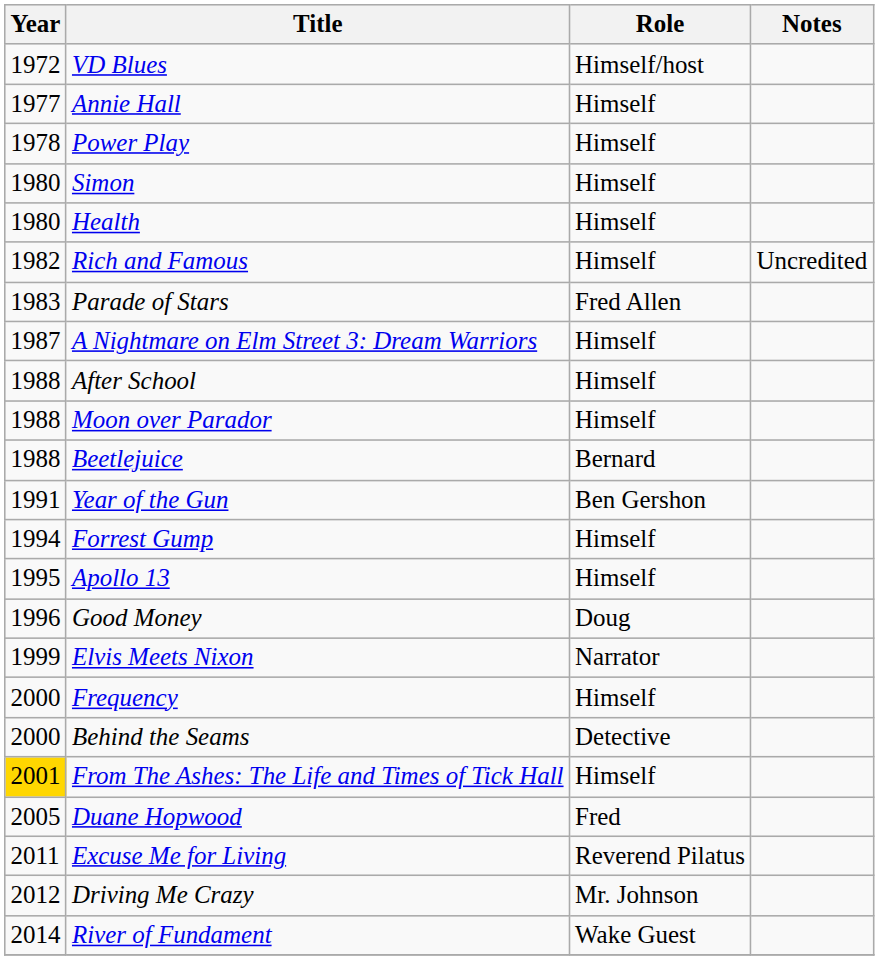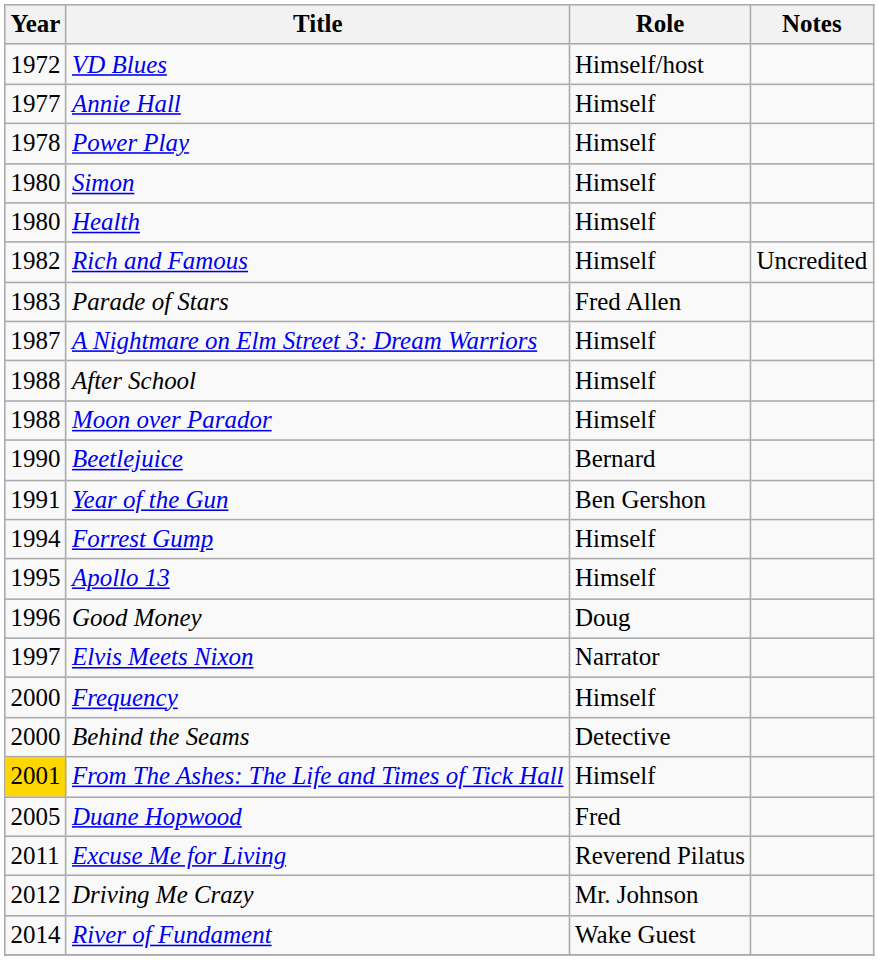(35, 459) 1988 -> (35, 459) 1990
(35, 657) 1999 -> (35, 657) 1997
